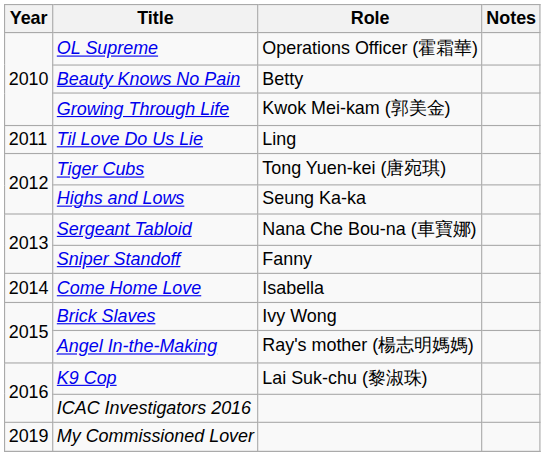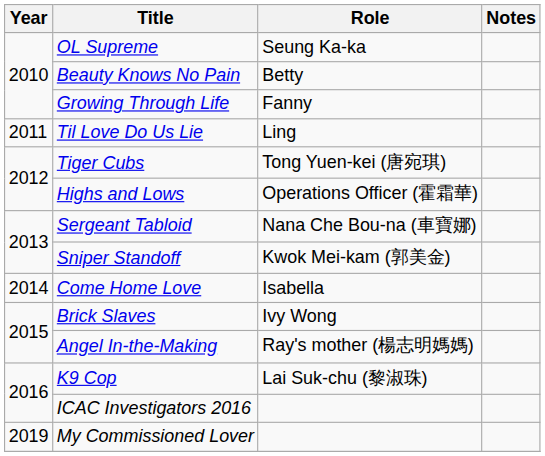(370, 48) Operations Officer (霍霜華) -> (314, 47) Seung Ka-ka
(356, 108) Kwok Mei-kam (郭美金) -> (287, 103) Fanny
(314, 199) Seung Ka-ka -> (370, 193) Operations Officer (霍霜華)
(287, 259) Fanny -> (356, 257) Kwok Mei-kam (郭美金)
